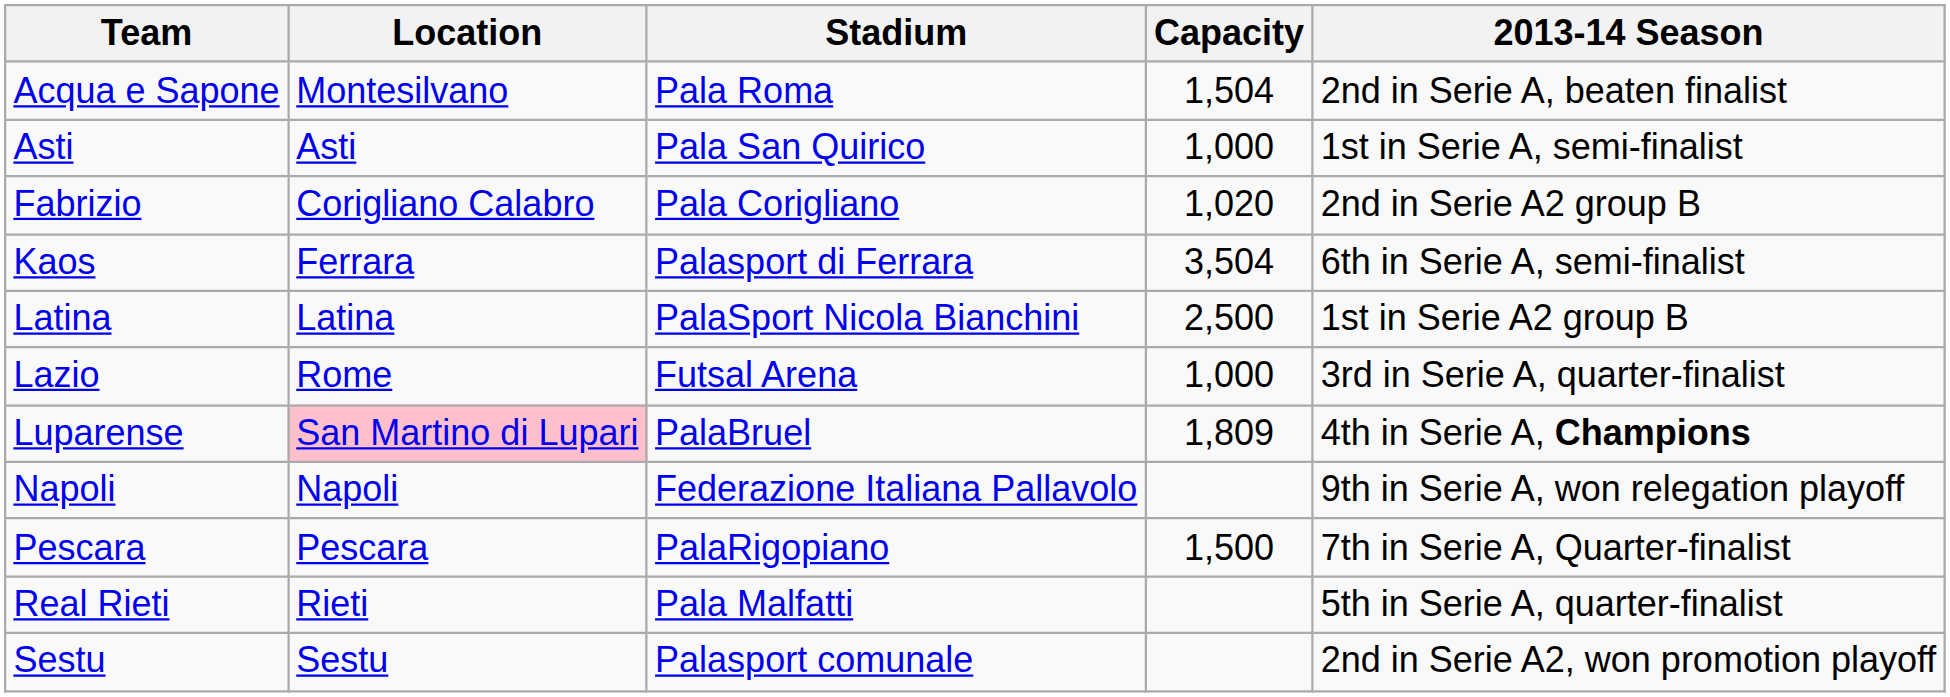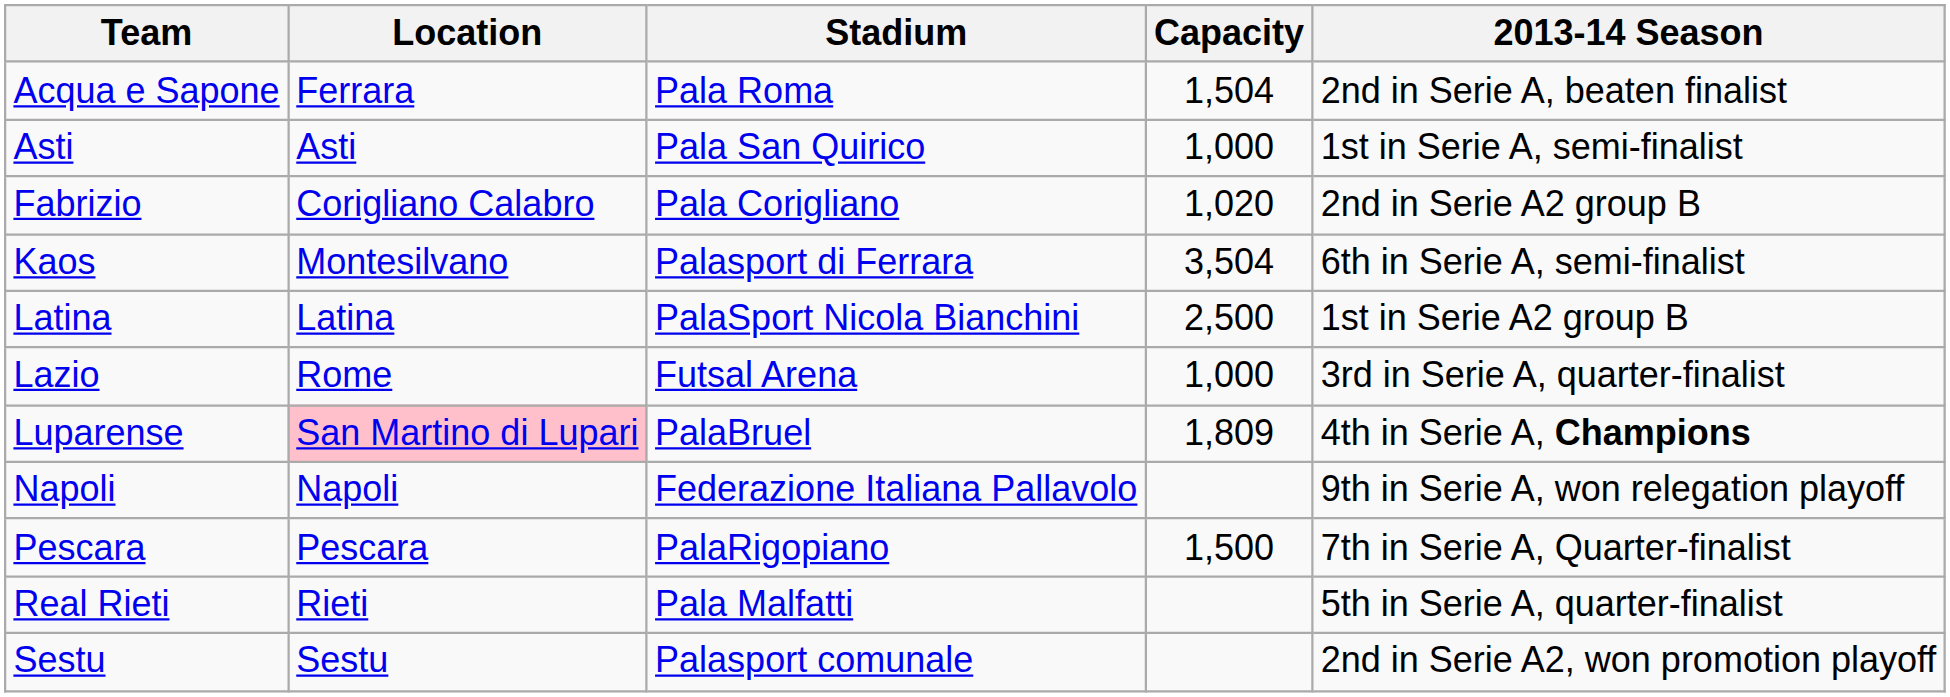(402, 90) Montesilvano -> (355, 90) Ferrara
(355, 261) Ferrara -> (402, 261) Montesilvano
